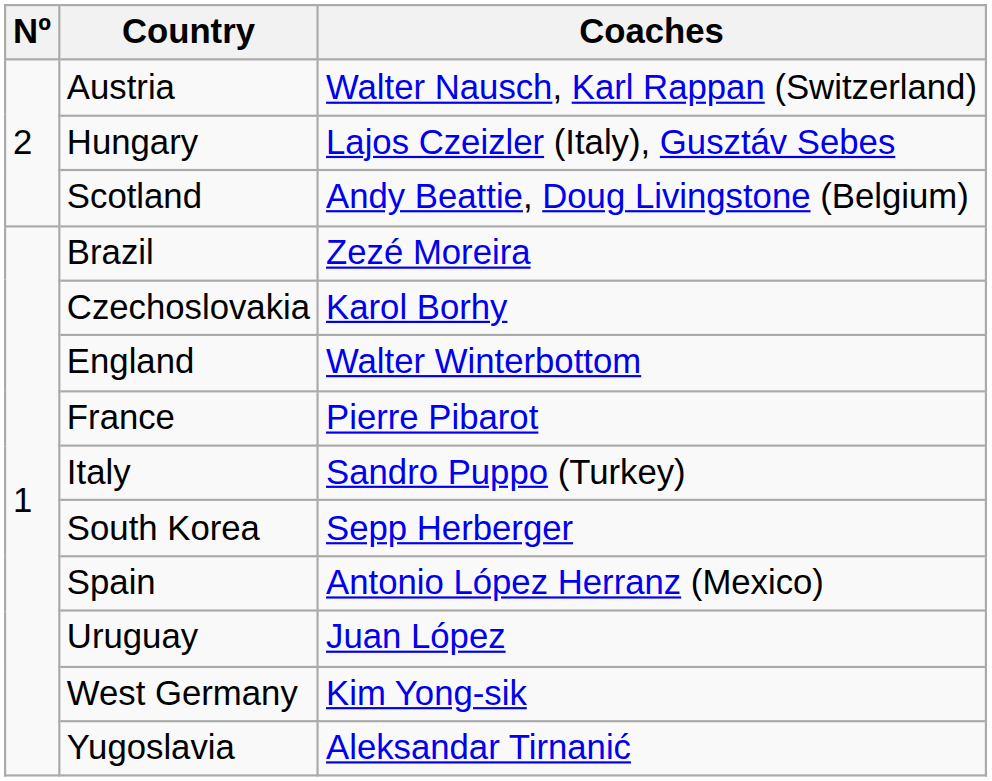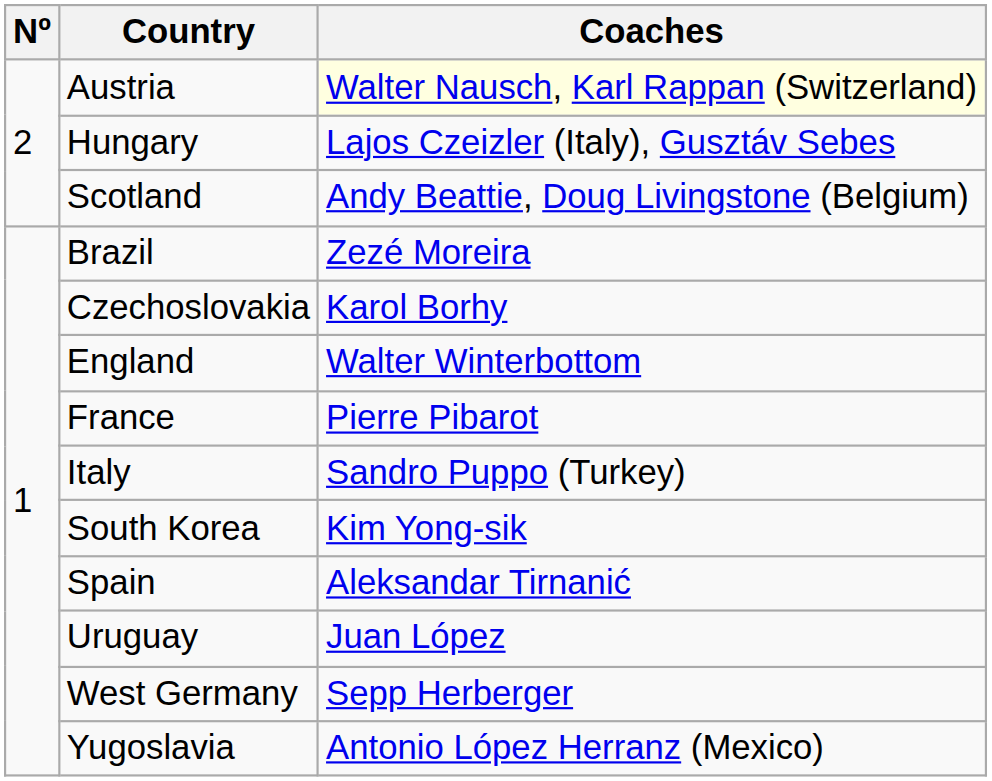(652, 87) no background -> (652, 87) lightyellow background
(450, 527) Sepp Herberger -> (426, 527) Kim Yong-sik
(575, 582) Antonio López Herranz (Mexico) -> (479, 582) Aleksandar Tirnanić
(426, 692) Kim Yong-sik -> (450, 692) Sepp Herberger
(479, 747) Aleksandar Tirnanić -> (575, 747) Antonio López Herranz (Mexico)
